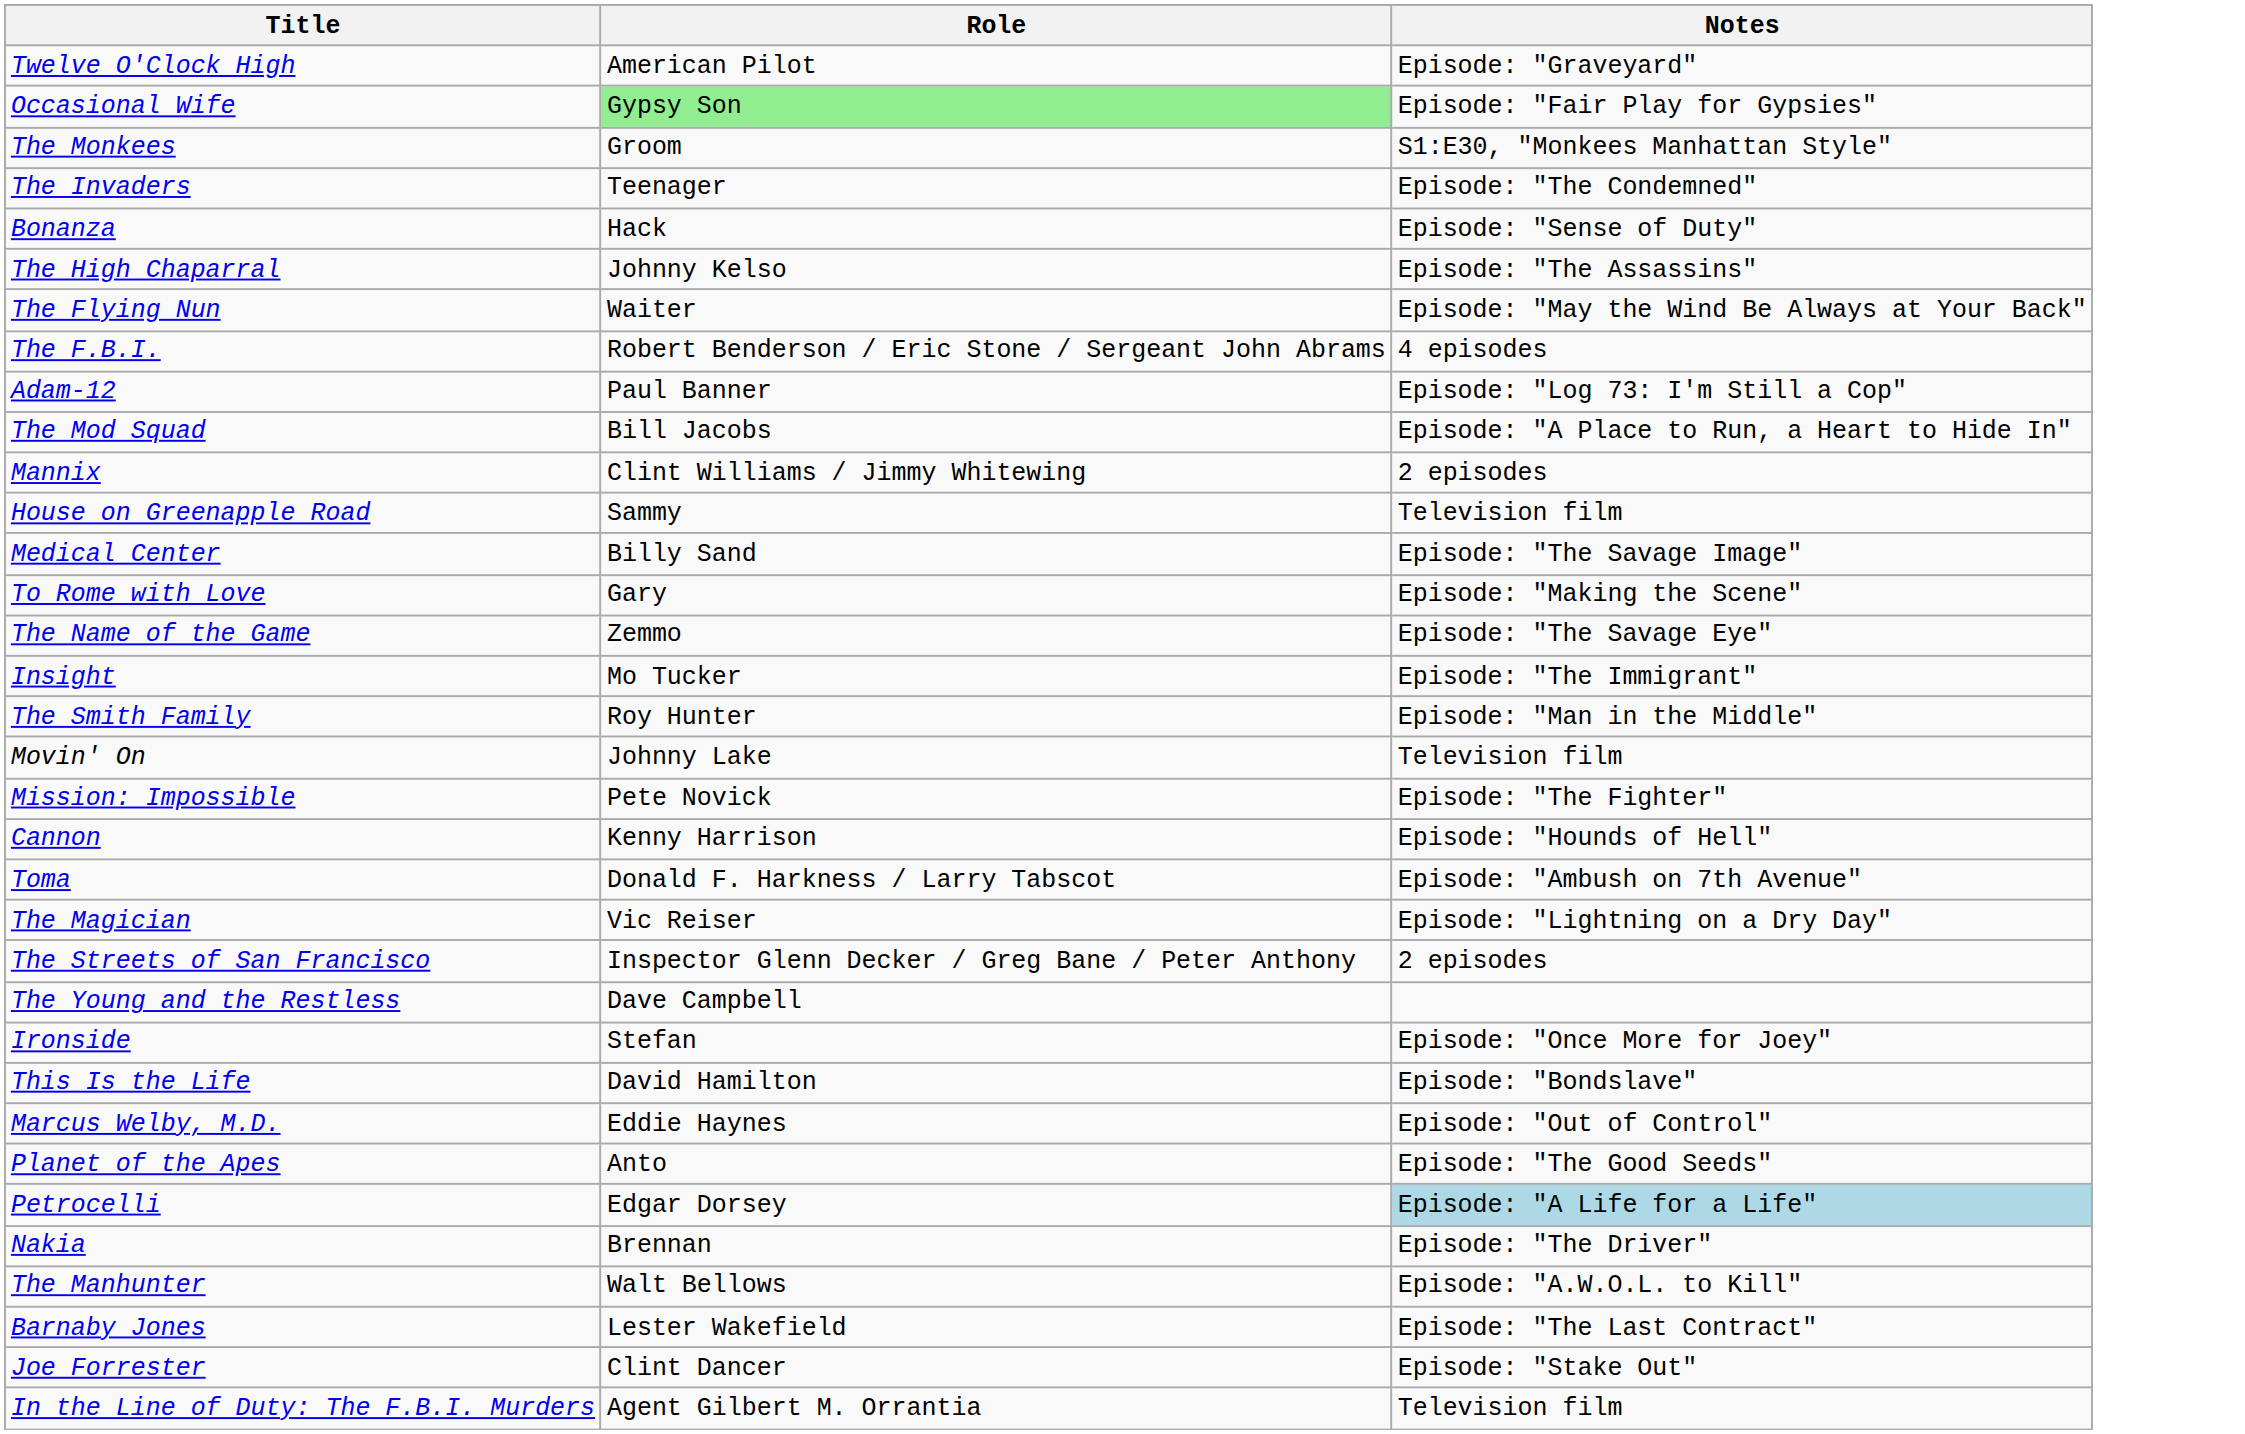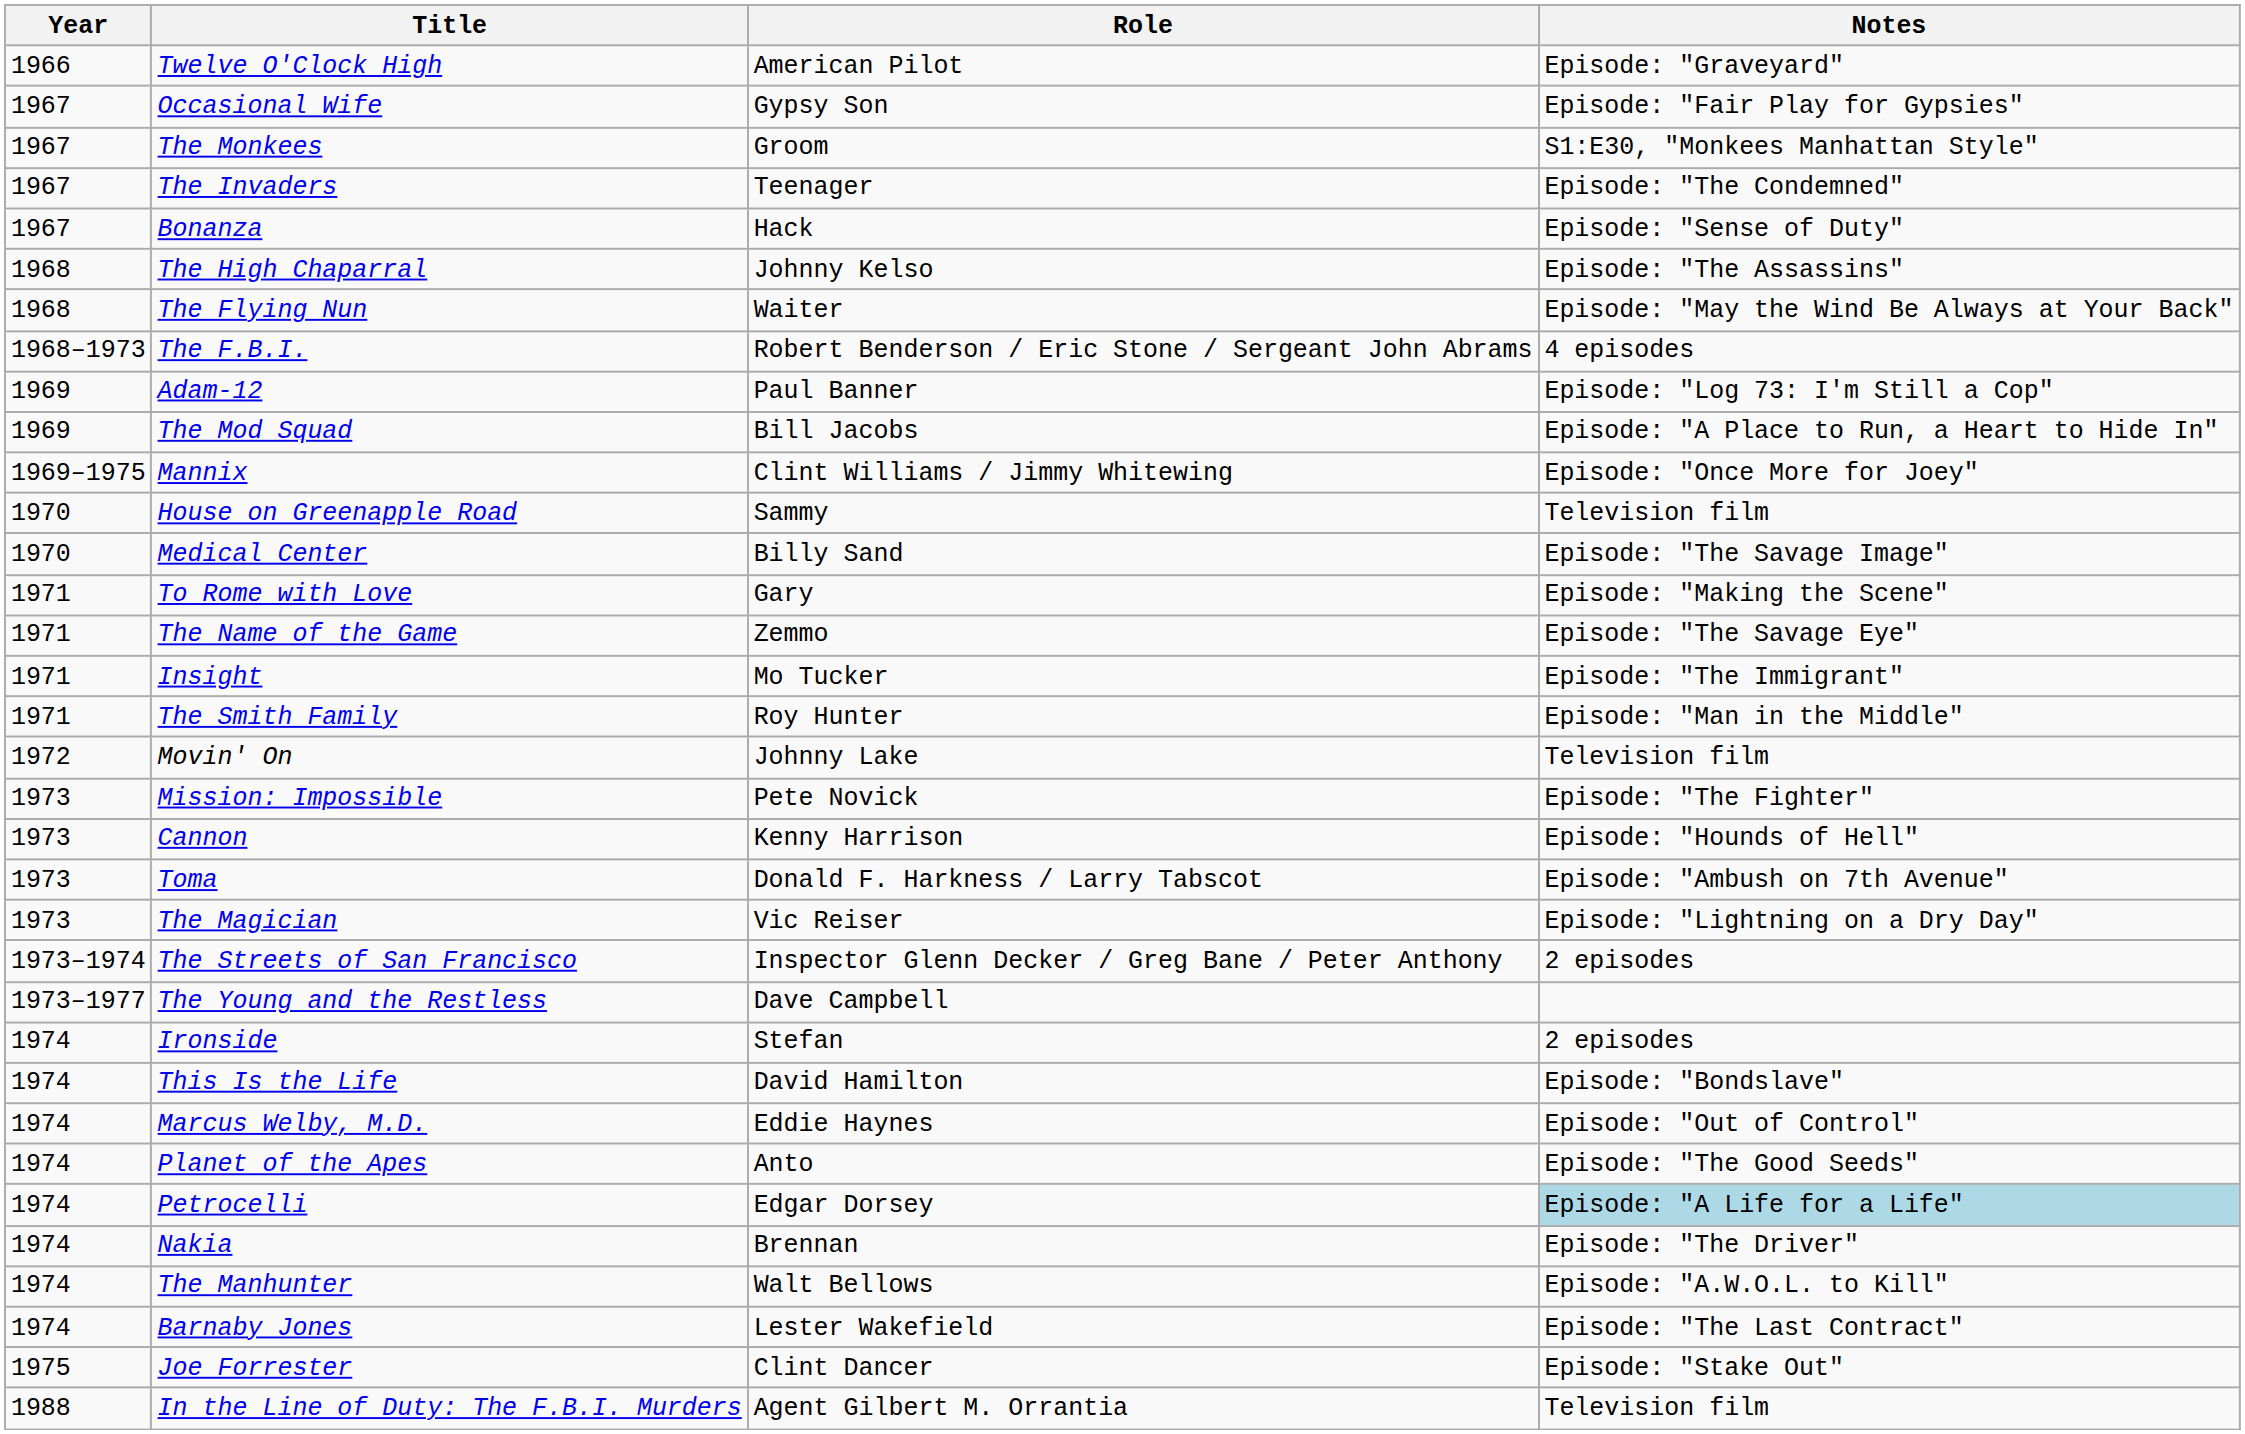+ column: (78, 25)
(674, 107) lightgreen background -> (821, 107) no background
(1473, 473) 2 episodes -> (1762, 473) Episode: "Once More for Joey"
(1615, 1042) Episode: "Once More for Joey" -> (1619, 1042) 2 episodes
